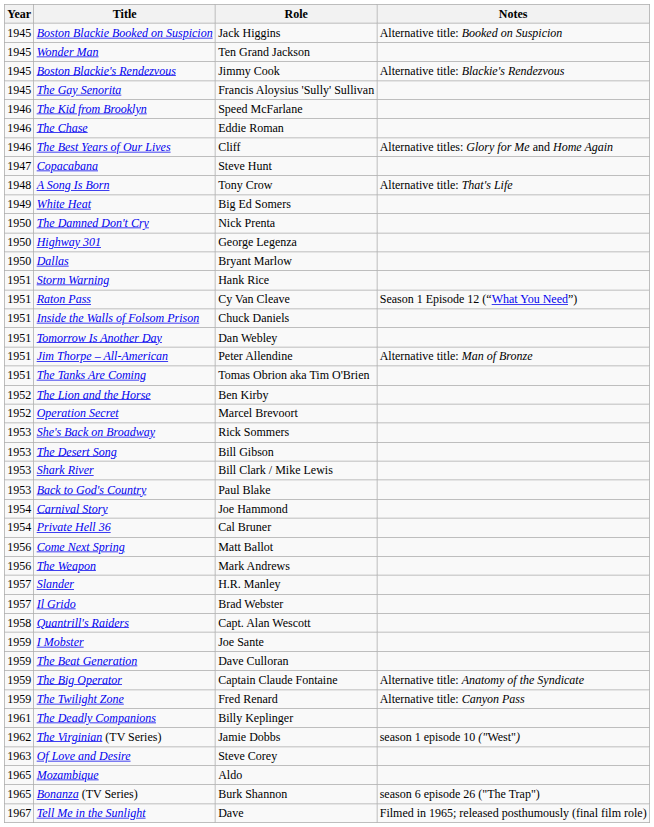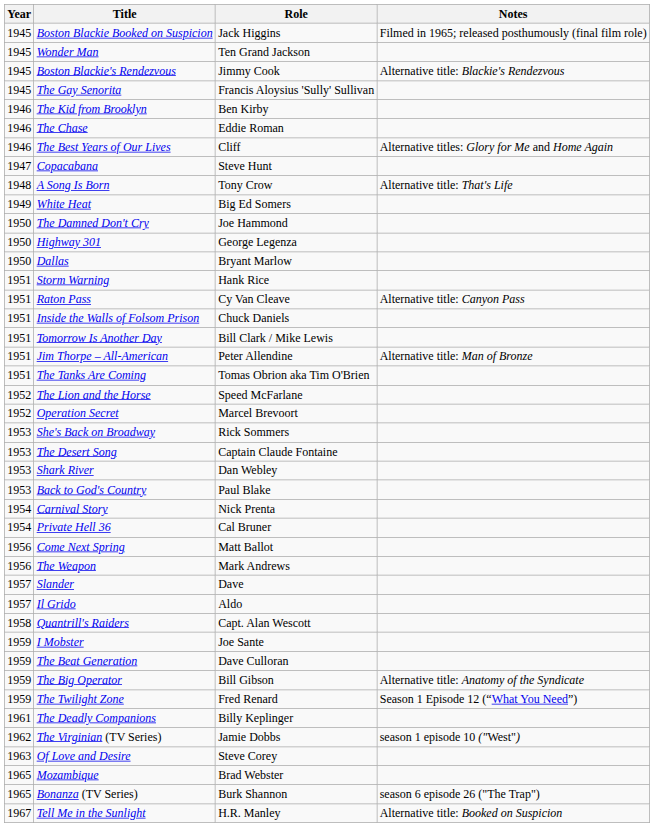(471, 33) Alternative title: Booked on Suspicion -> (513, 33) Filmed in 1965; released posthumously (final film role)
(260, 109) Speed McFarlane -> (243, 109) Ben Kirby
(247, 223) Nick Prenta -> (253, 223) Joe Hammond
(479, 299) Season 1 Episode 12 (“What You Need”) -> (452, 299) Alternative title: Canyon Pass
(248, 337) Dan Webley -> (275, 337) Bill Clark / Mike Lewis
(243, 394) Ben Kirby -> (260, 394) Speed McFarlane
(246, 451) Bill Gibson -> (278, 451) Captain Claude Fontaine
(275, 470) Bill Clark / Mike Lewis -> (248, 470) Dan Webley
(253, 508) Joe Hammond -> (247, 508) Nick Prenta
(249, 584) H.R. Manley -> (231, 584) Dave
(251, 603) Brad Webster -> (230, 603) Aldo
(278, 680) Captain Claude Fontaine -> (246, 680) Bill Gibson
(452, 699) Alternative title: Canyon Pass -> (479, 699) Season 1 Episode 12 (“What You Need”)
(230, 775) Aldo -> (251, 775) Brad Webster
(231, 813) Dave -> (249, 813) H.R. Manley
(513, 813) Filmed in 1965; released posthumously (final film role) -> (471, 813) Alternative title: Booked on Suspicion
